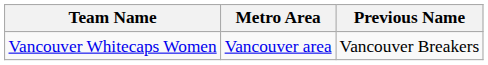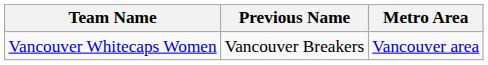columns swapped: (278, 18) <-> (409, 18)
